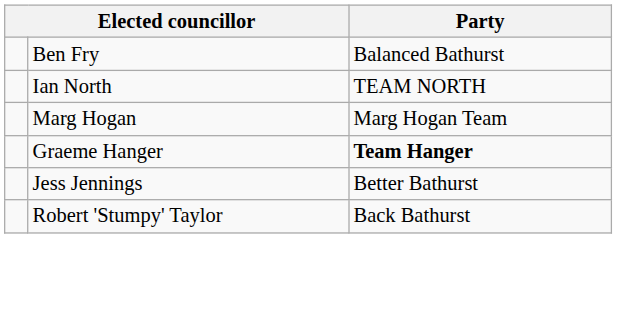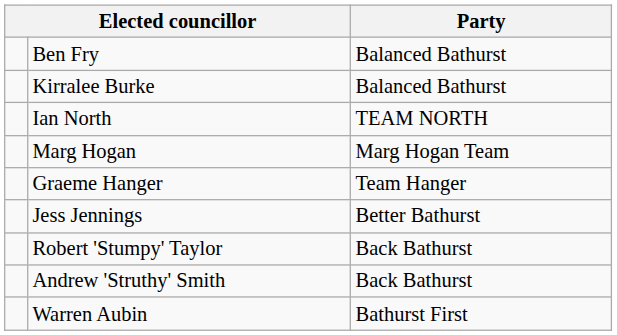+ row: (94, 86)
(413, 151) bold -> (411, 183) normal
+ row: (129, 281)
+ row: (90, 313)
